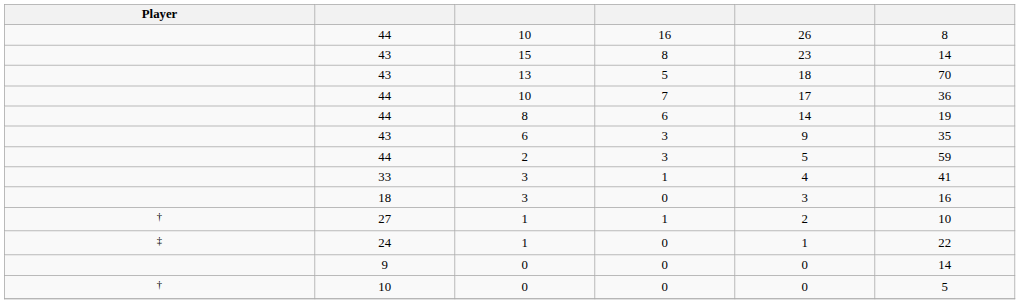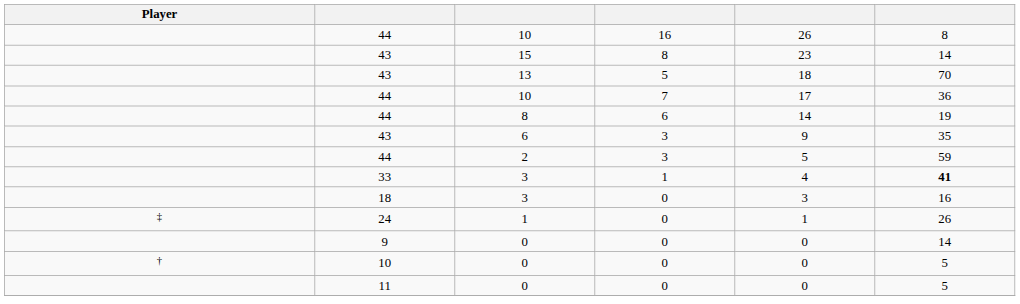(945, 177) normal -> (945, 177) bold
- row: (385, 219)
(945, 243) 22 -> (945, 219) 26
+ row: (385, 285)
